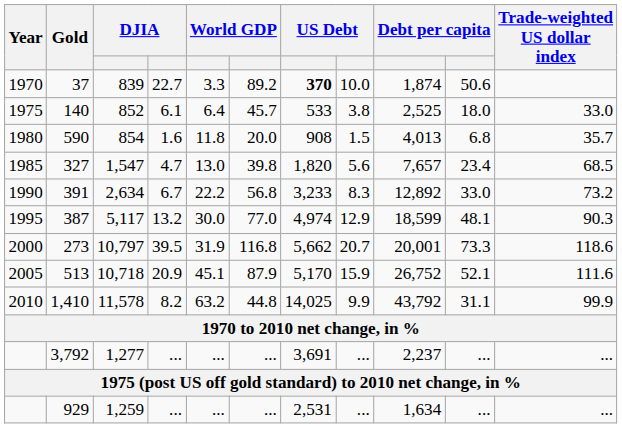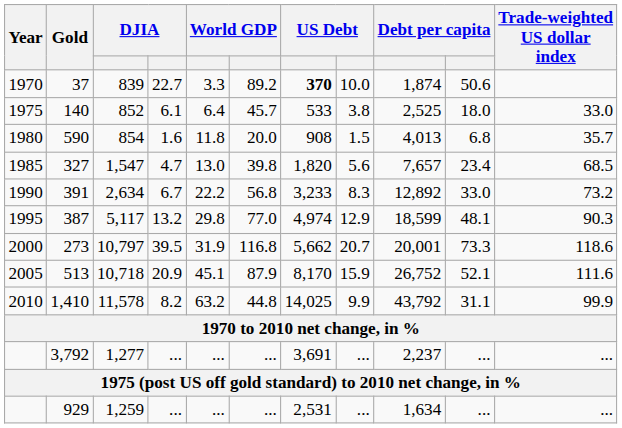(210, 219) 30.0 -> (210, 219) 29.8
(313, 273) 5,170 -> (313, 273) 8,170
